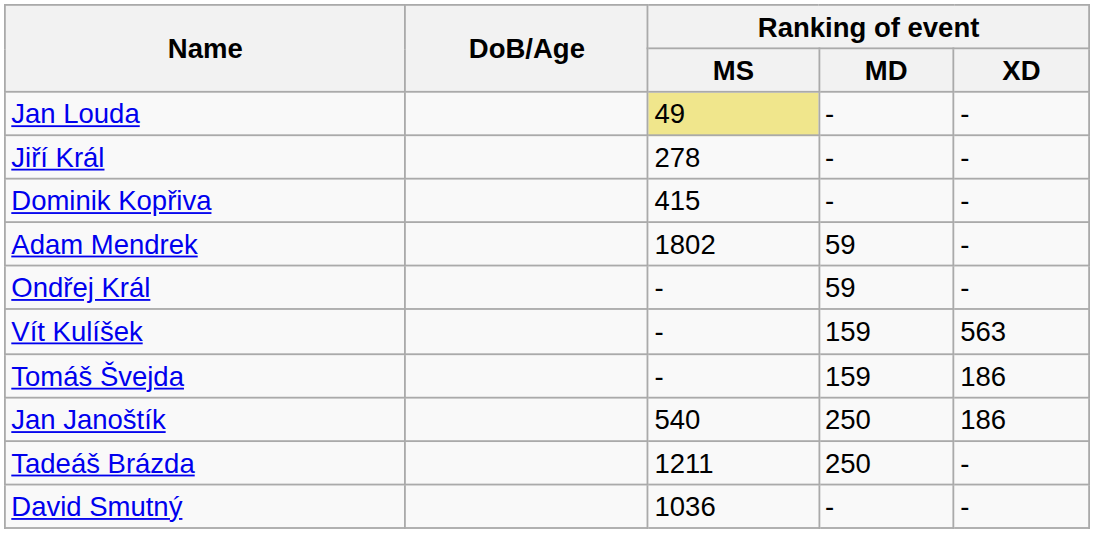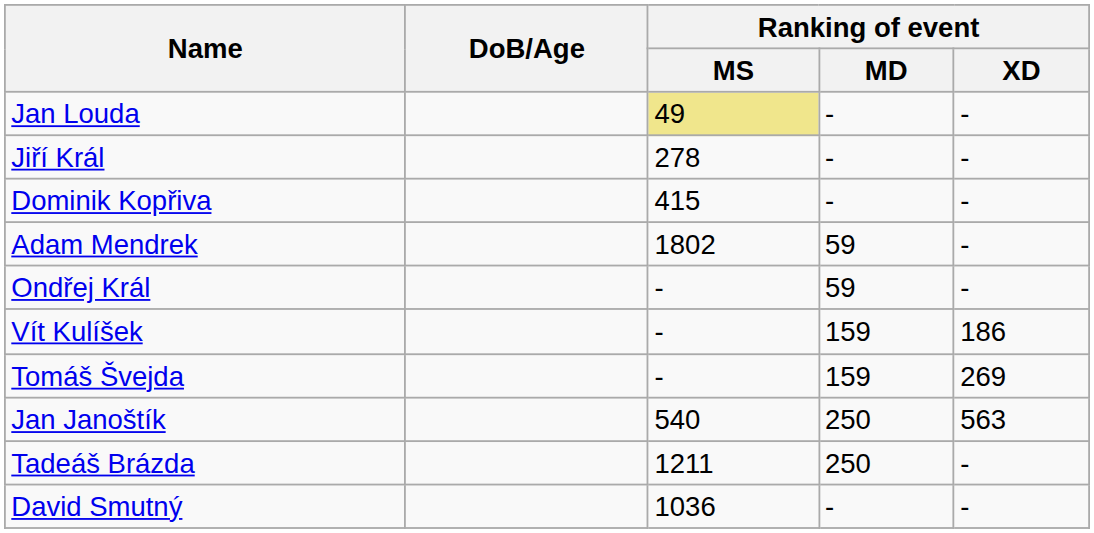(983, 332) 563 -> (983, 332) 186
(983, 375) 186 -> (983, 375) 269
(983, 419) 186 -> (983, 419) 563
